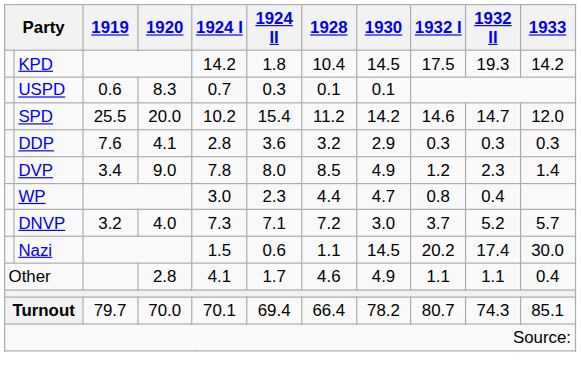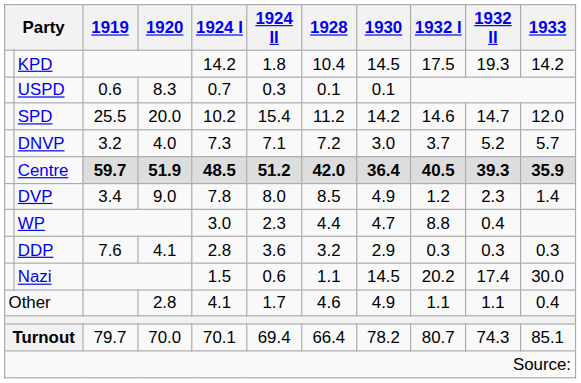rows swapped: (36, 143) <-> (42, 223)
+ row: (43, 170)
(438, 197) 0.8 -> (438, 223) 8.8
